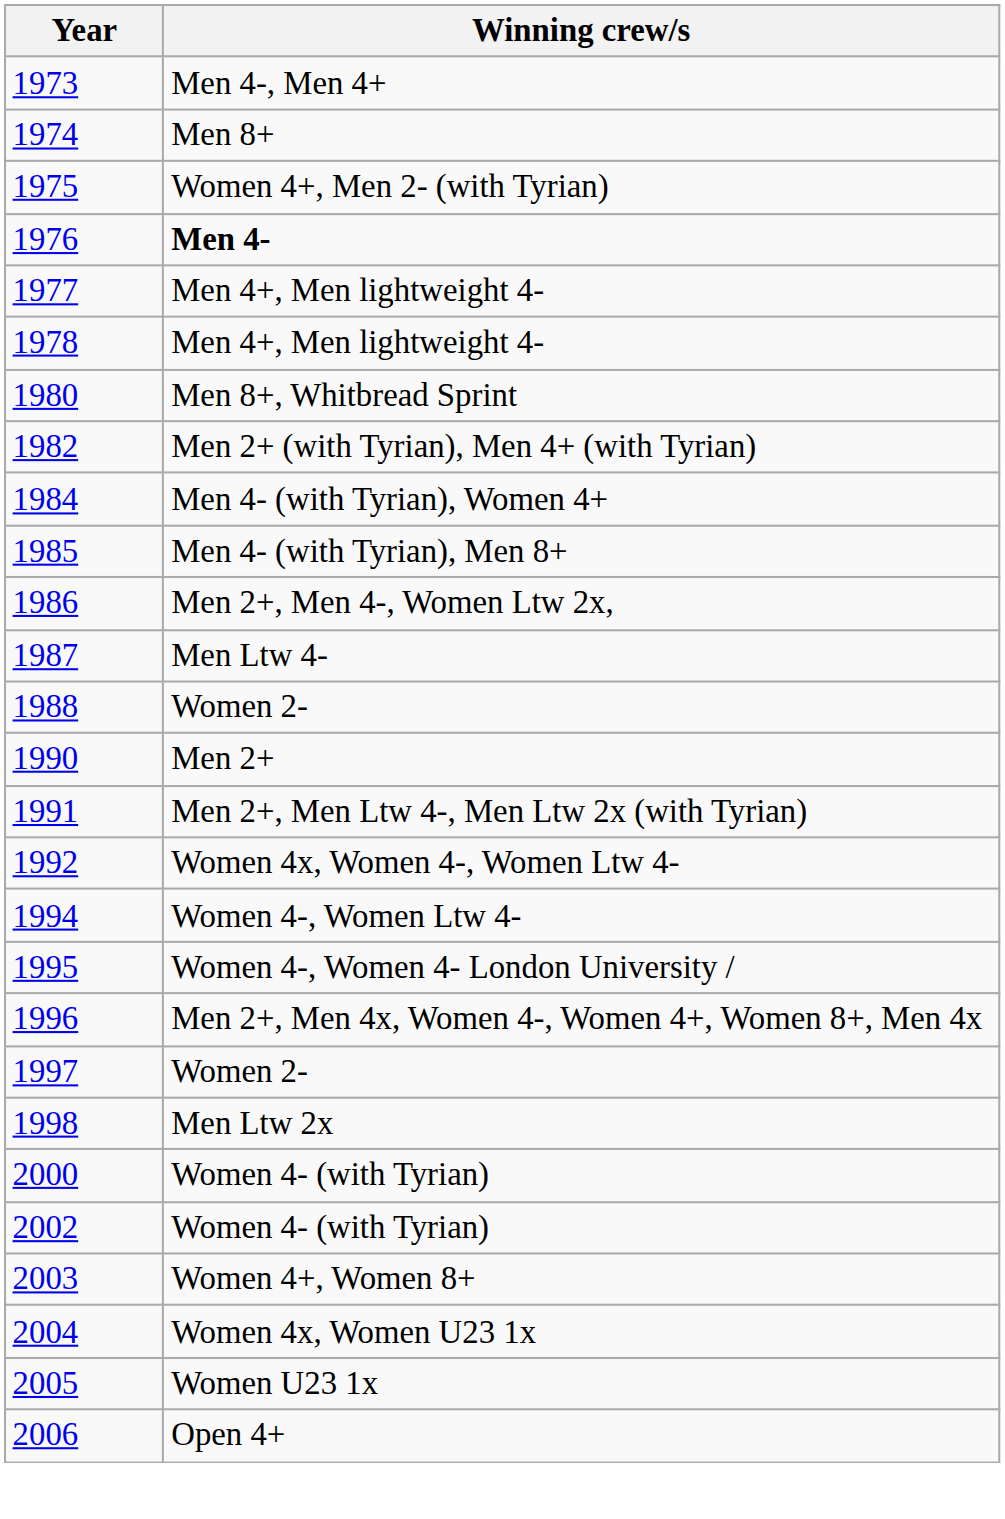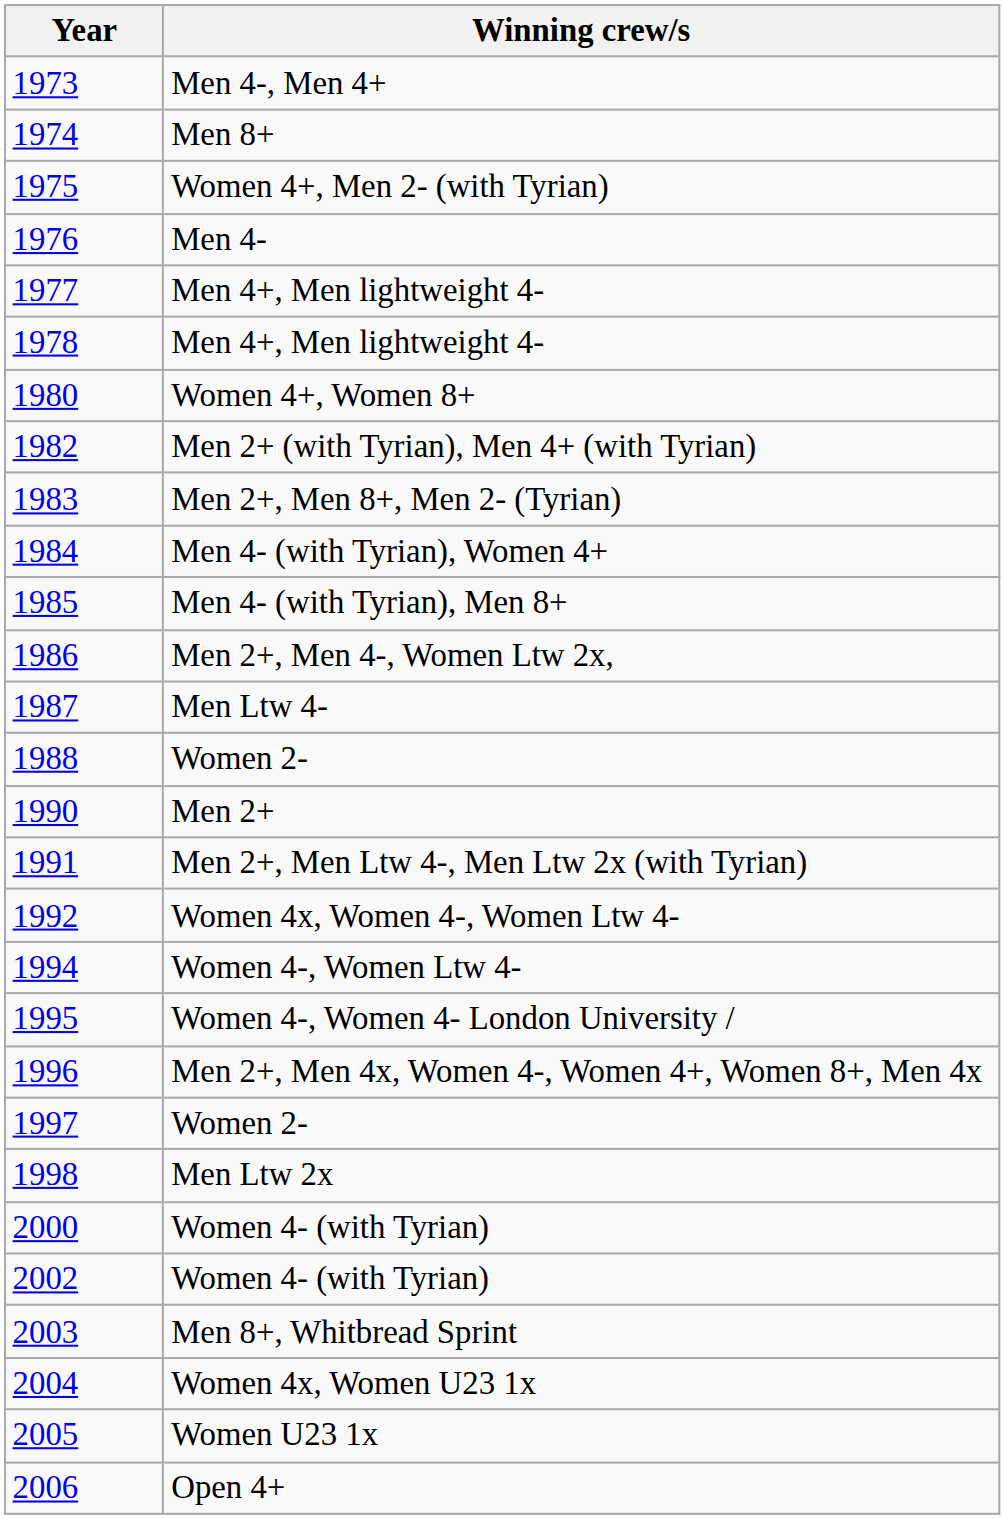(221, 238) bold -> (219, 238) normal
(344, 394) Men 8+, Whitbread Sprint -> (323, 394) Women 4+, Women 8+
+ row: (45, 498)
(323, 1278) Women 4+, Women 8+ -> (344, 1330) Men 8+, Whitbread Sprint
